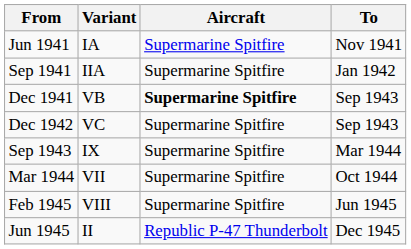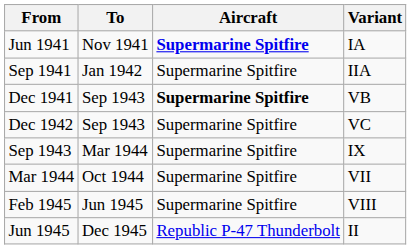columns swapped: (369, 17) <-> (109, 17)
(214, 44) normal -> (233, 44) bold
